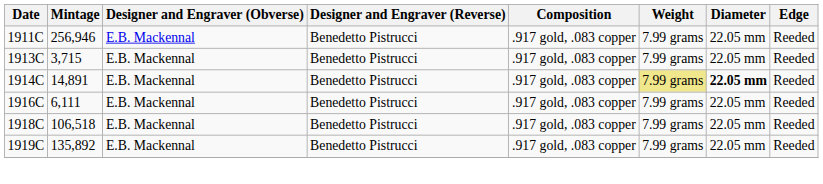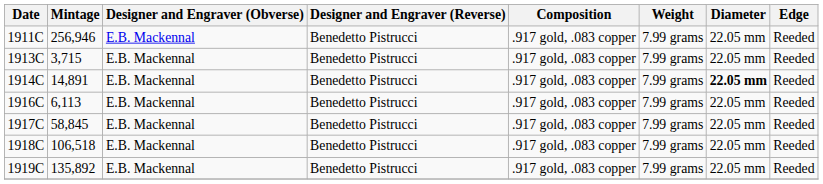(673, 80) khaki background -> (673, 80) no background
(66, 102) 6,111 -> (66, 102) 6,113
+ row: (26, 124)
